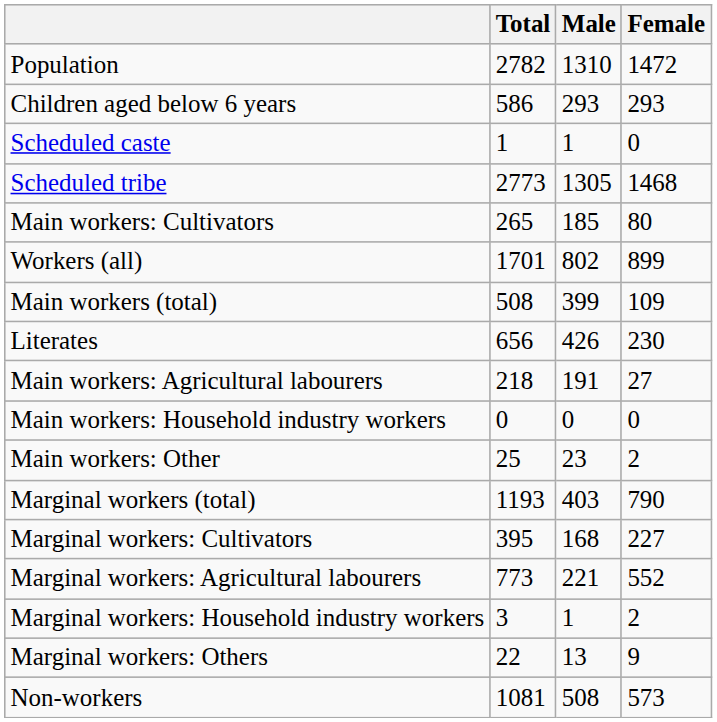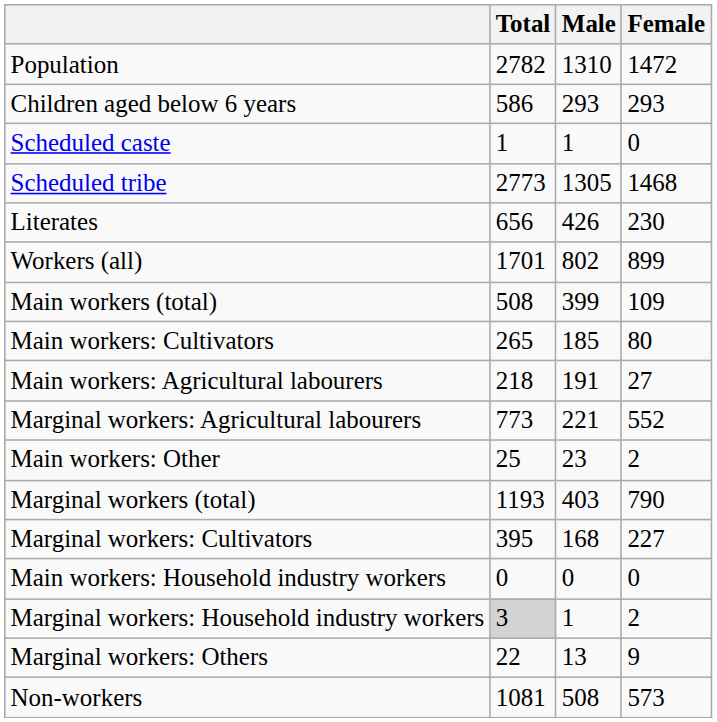rows swapped: (54, 340) <-> (142, 222)
rows swapped: (228, 420) <-> (216, 578)
(502, 618) no background -> (502, 618) lightgrey background
